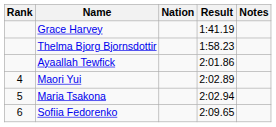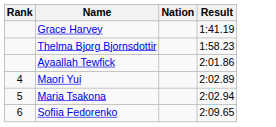- column: (254, 12)
